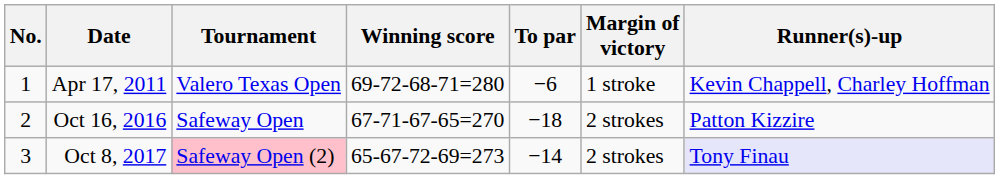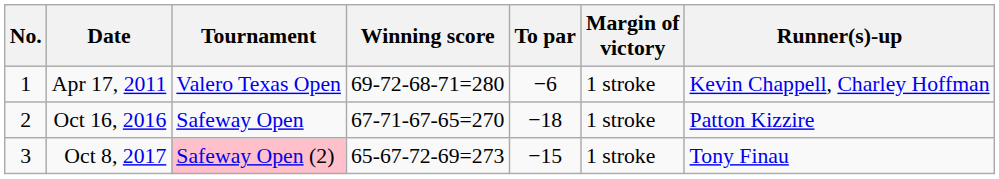(625, 120) 2 strokes -> (621, 120) 1 stroke
(545, 155) −14 -> (545, 155) −15
(625, 155) 2 strokes -> (621, 155) 1 stroke
(739, 155) lavender background -> (739, 155) no background
